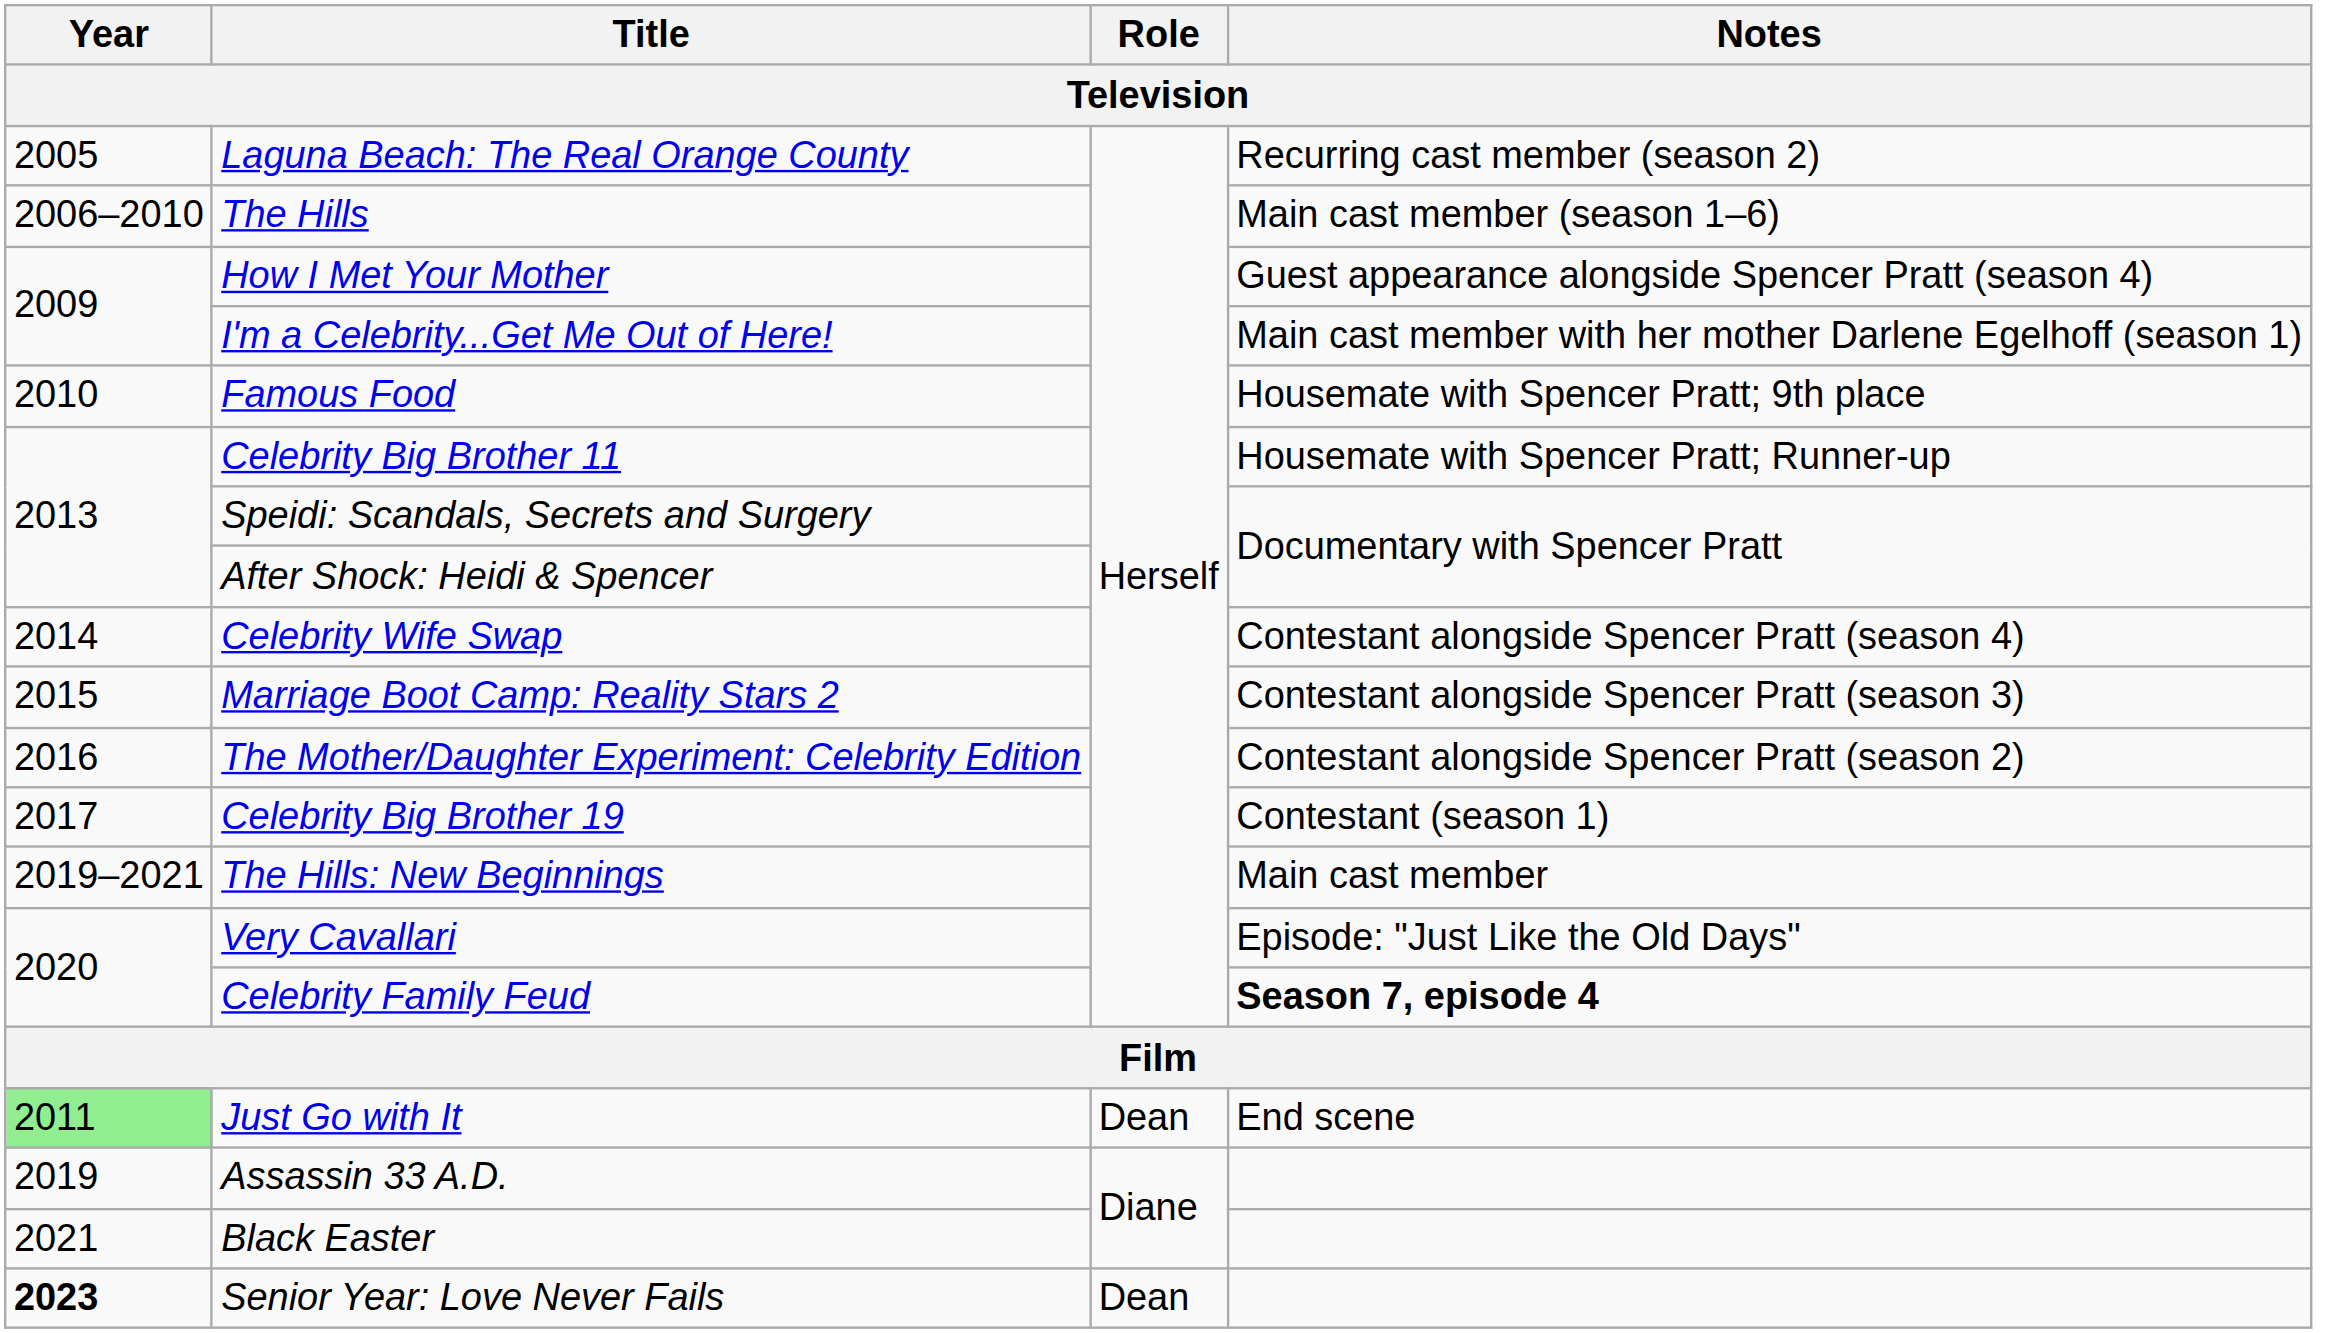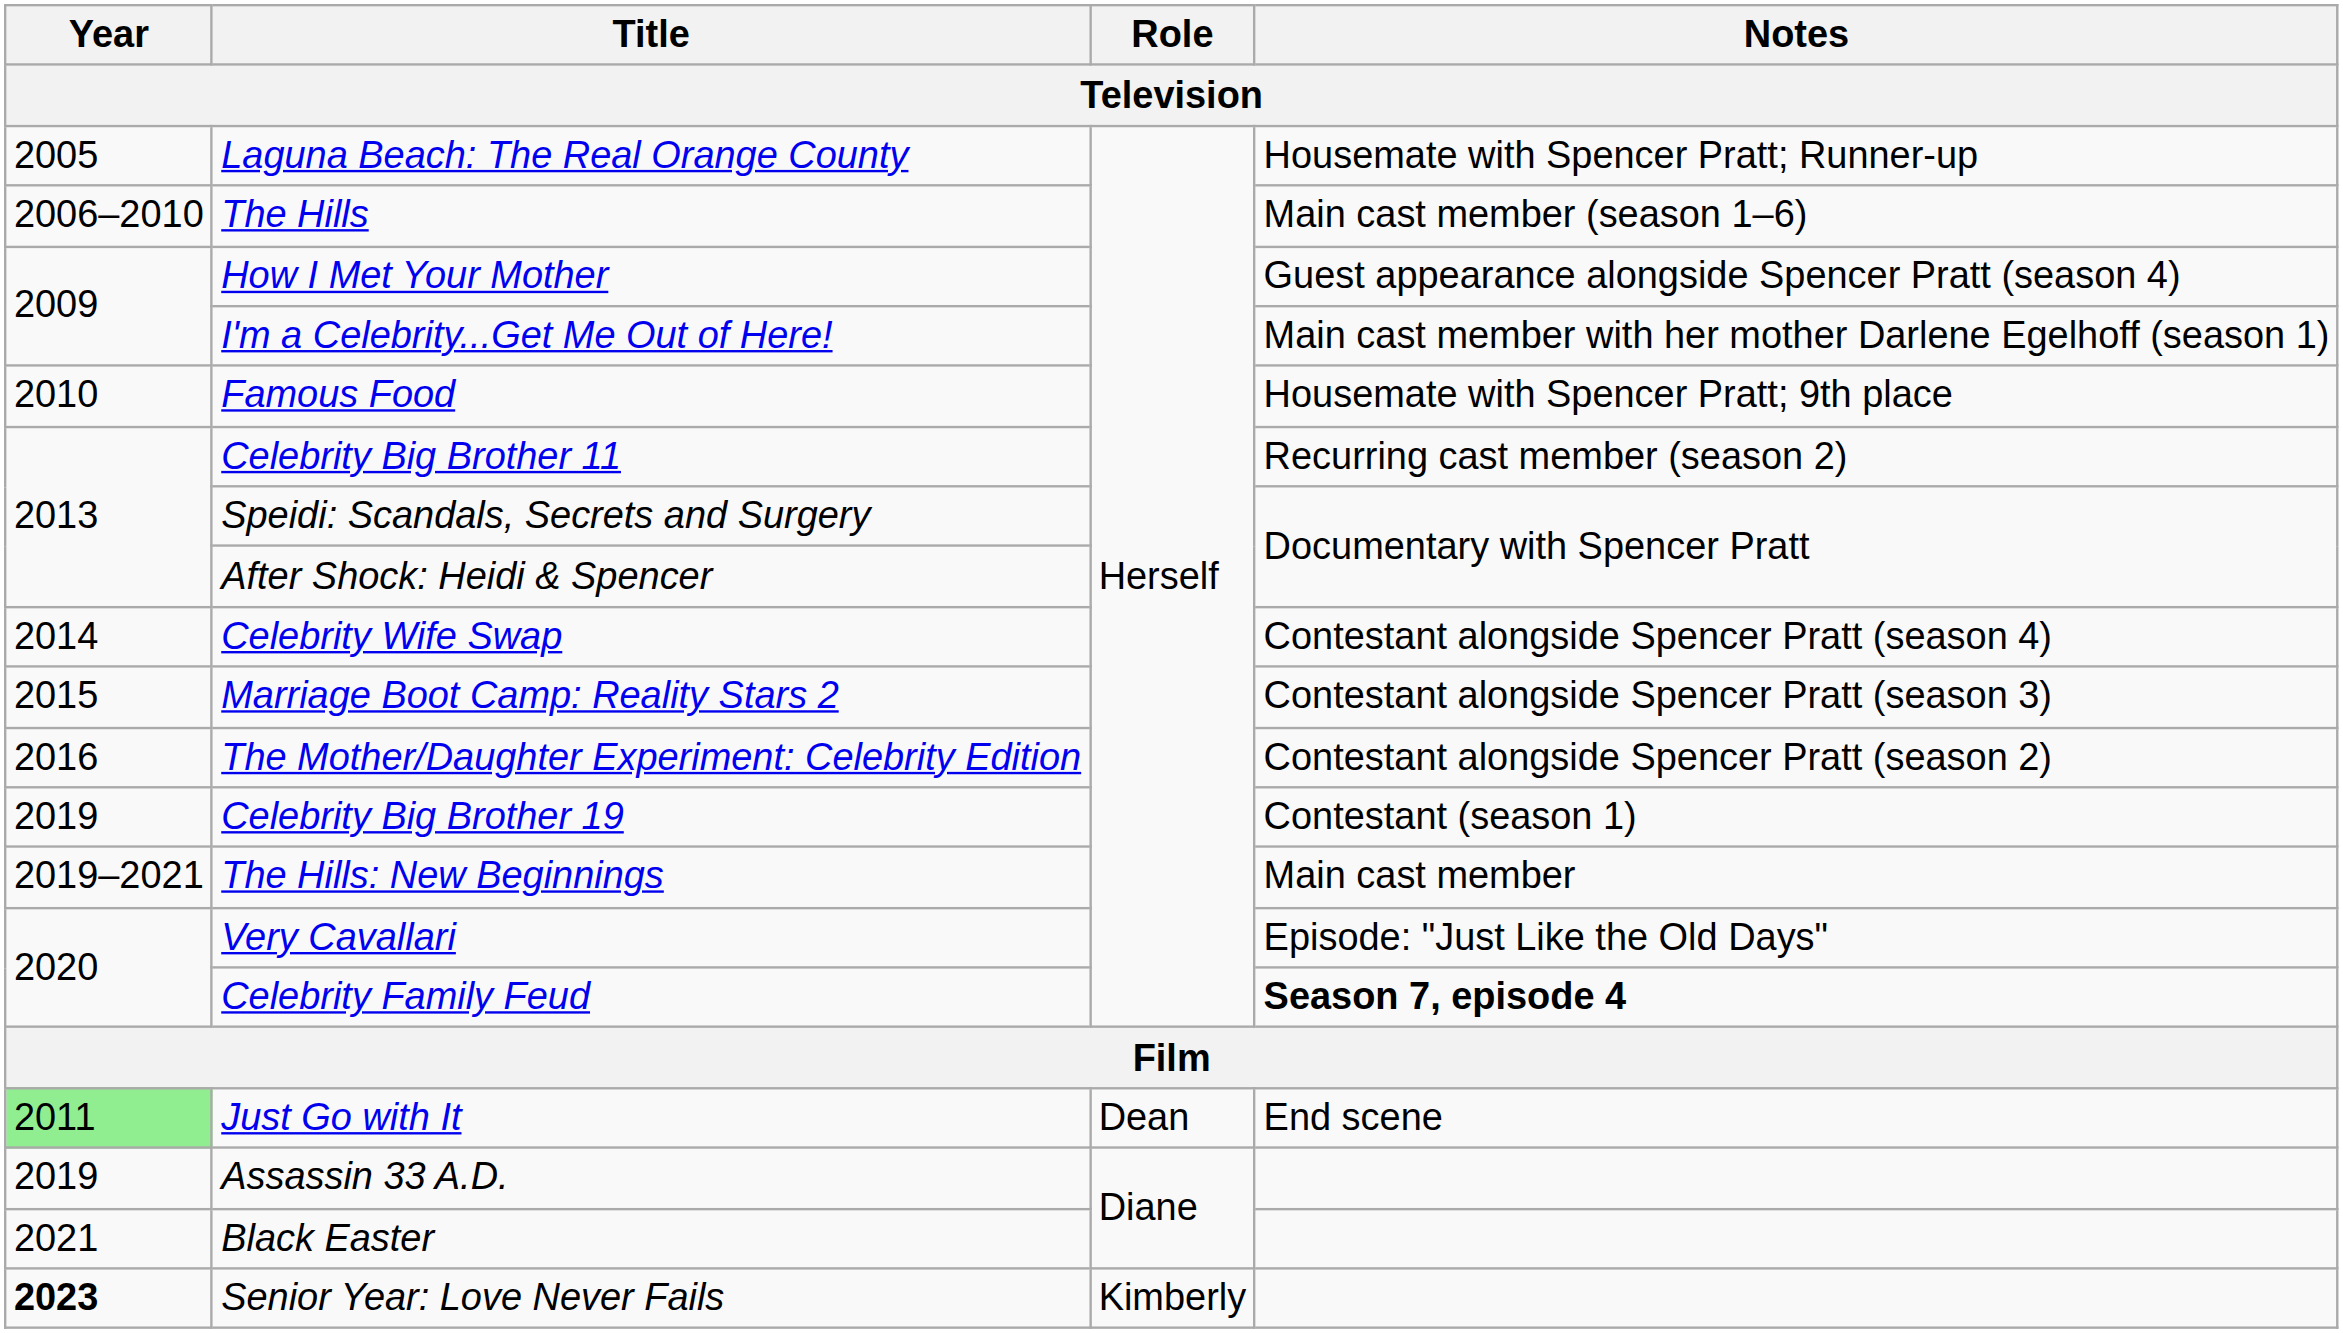(1528, 154) Recurring cast member (season 2) -> (1621, 154) Housemate with Spencer Pratt; Runner-up
(1594, 455) Housemate with Spencer Pratt; Runner-up -> (1555, 455) Recurring cast member (season 2)
(56, 816) 2017 -> (56, 816) 2019
(1144, 1297) Dean -> (1172, 1297) Kimberly
